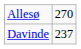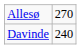(64, 34) 237 -> (64, 34) 240
